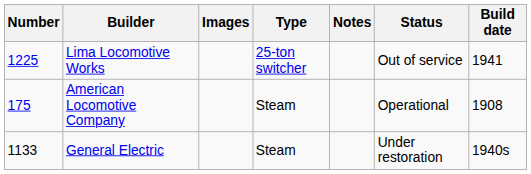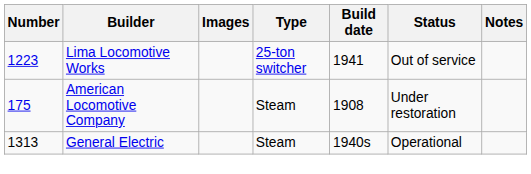columns swapped: (498, 23) <-> (352, 23)
(23, 60) 1225 -> (23, 60) 1223
(413, 105) Operational -> (423, 105) Under restoration
(22, 150) 1133 -> (23, 142) 1313
(410, 150) Under restoration -> (426, 142) Operational
